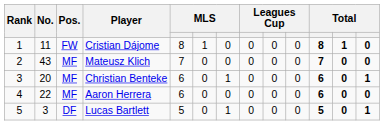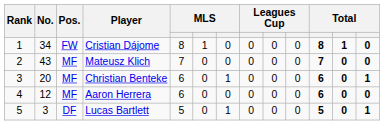(45, 45) 11 -> (45, 45) 34
(45, 95) 22 -> (45, 95) 12
